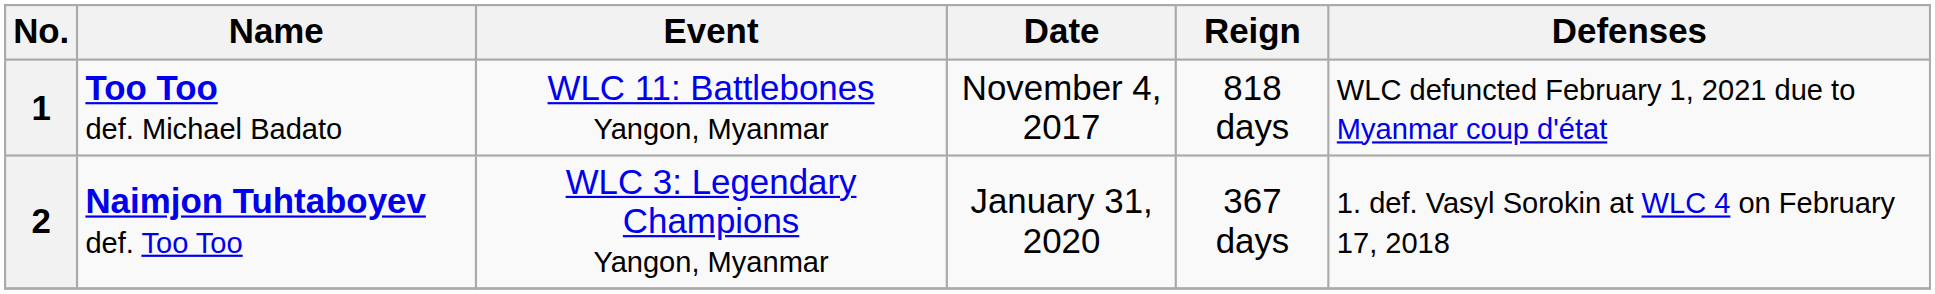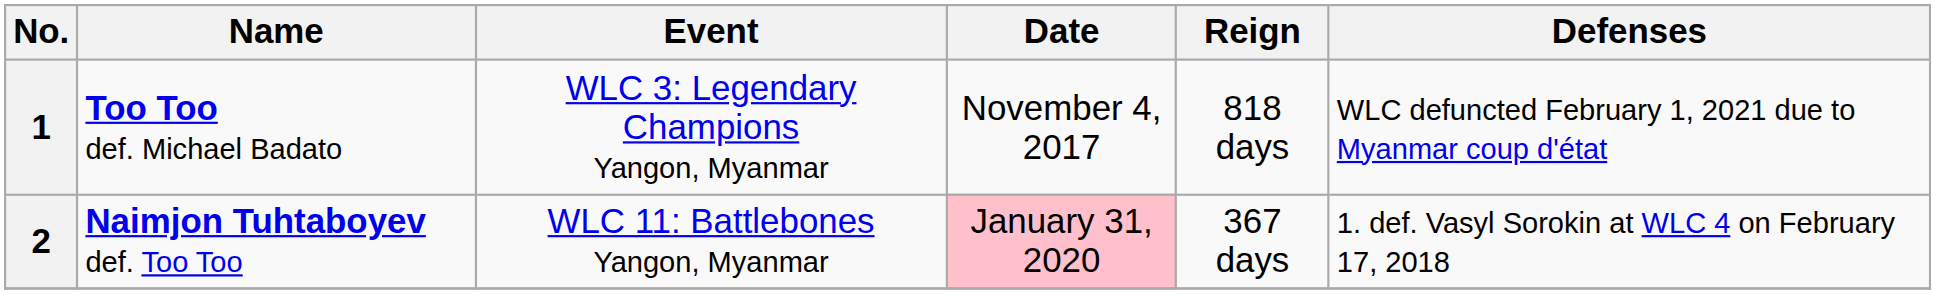(711, 107) WLC 11: Battlebones Yangon, Myanmar -> (711, 126) WLC 3: Legendary Champions Yangon, Myanmar
(711, 221) WLC 3: Legendary Champions Yangon, Myanmar -> (711, 240) WLC 11: Battlebones Yangon, Myanmar
(1062, 221) no background -> (1062, 240) pink background
